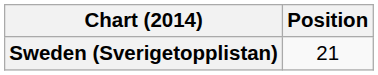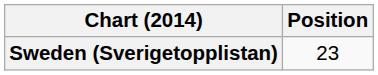(328, 53) 21 -> (328, 53) 23
